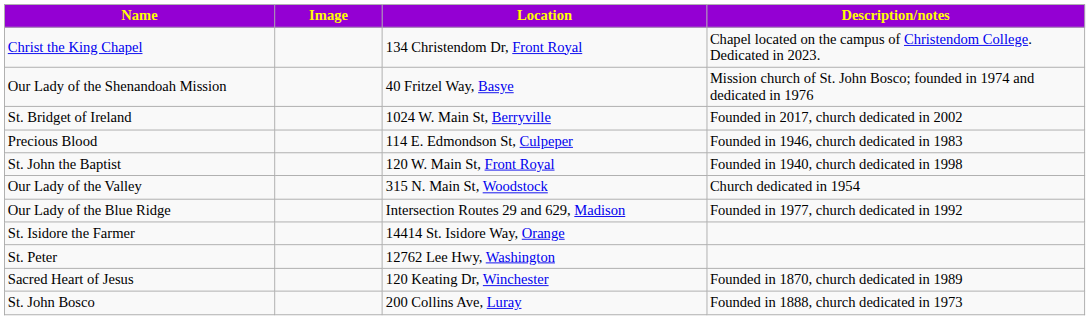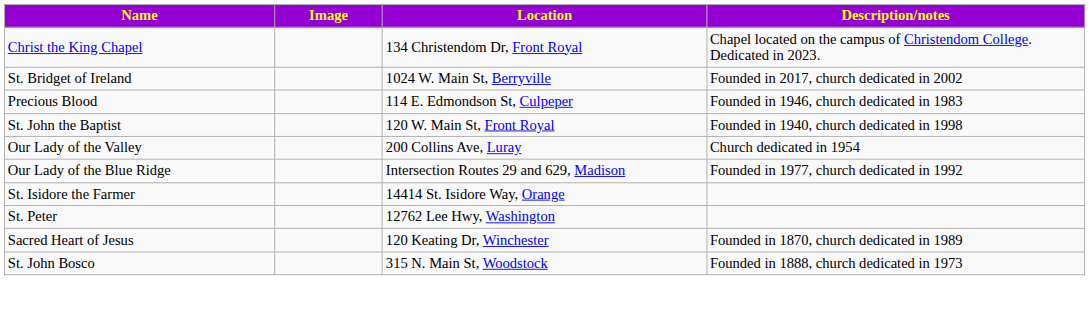- row: (117, 86)
(467, 187) 315 N. Main St, Woodstock -> (454, 147) 200 Collins Ave, Luray
(454, 302) 200 Collins Ave, Luray -> (467, 263) 315 N. Main St, Woodstock
